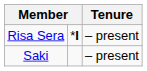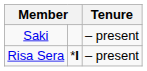rows swapped: (36, 35) <-> (36, 55)
